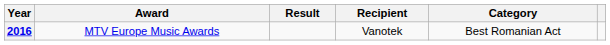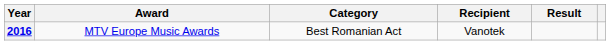columns swapped: (513, 13) <-> (302, 13)
